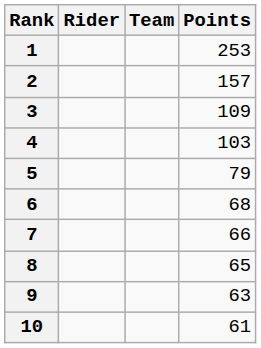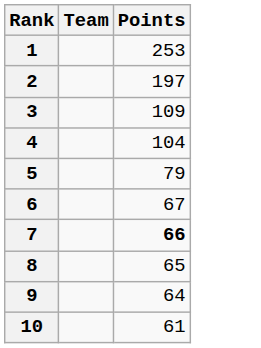- column: (92, 20)
(234, 82) 157 -> (169, 82) 197
(234, 143) 103 -> (169, 143) 104
(240, 204) 68 -> (174, 204) 67
(240, 235) normal -> (174, 235) bold
(240, 297) 63 -> (174, 297) 64
